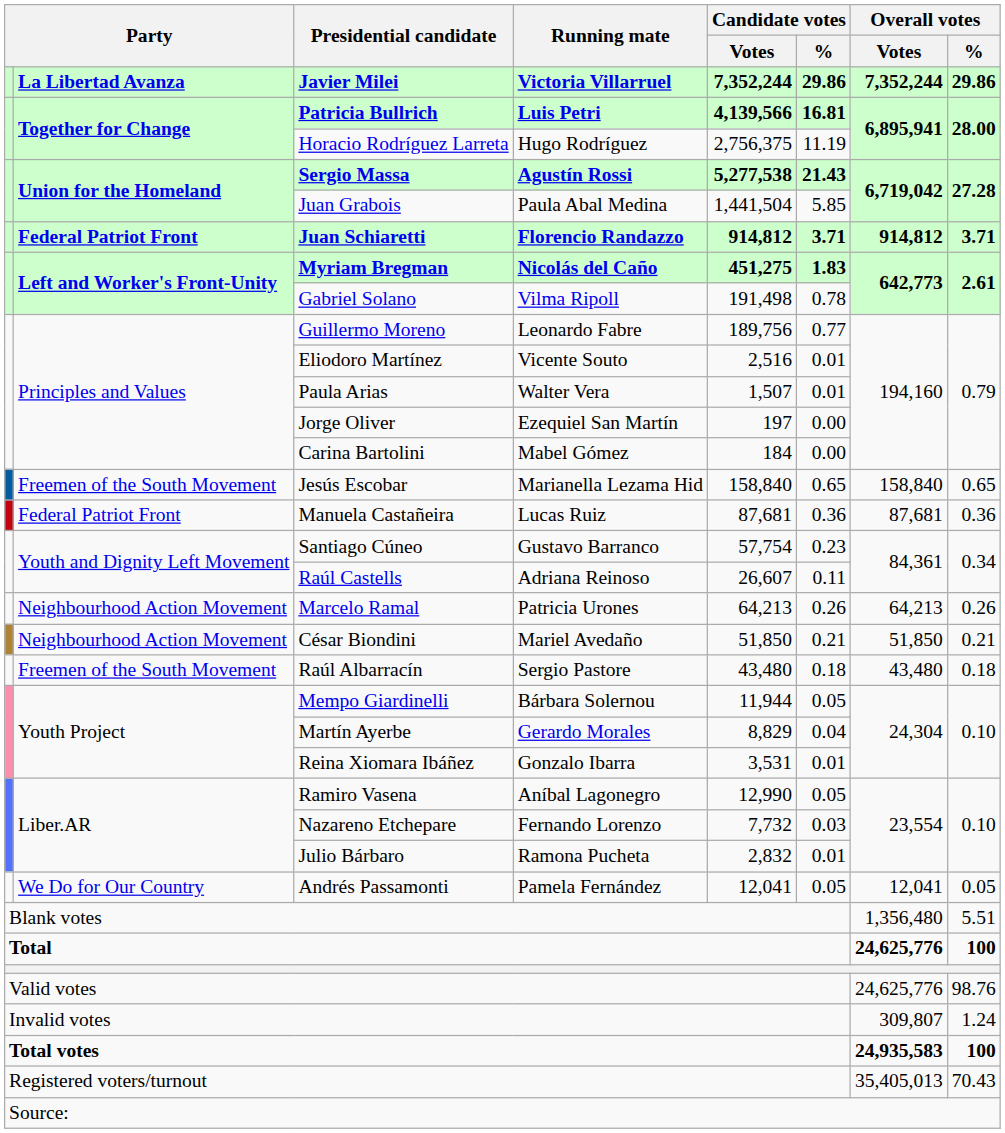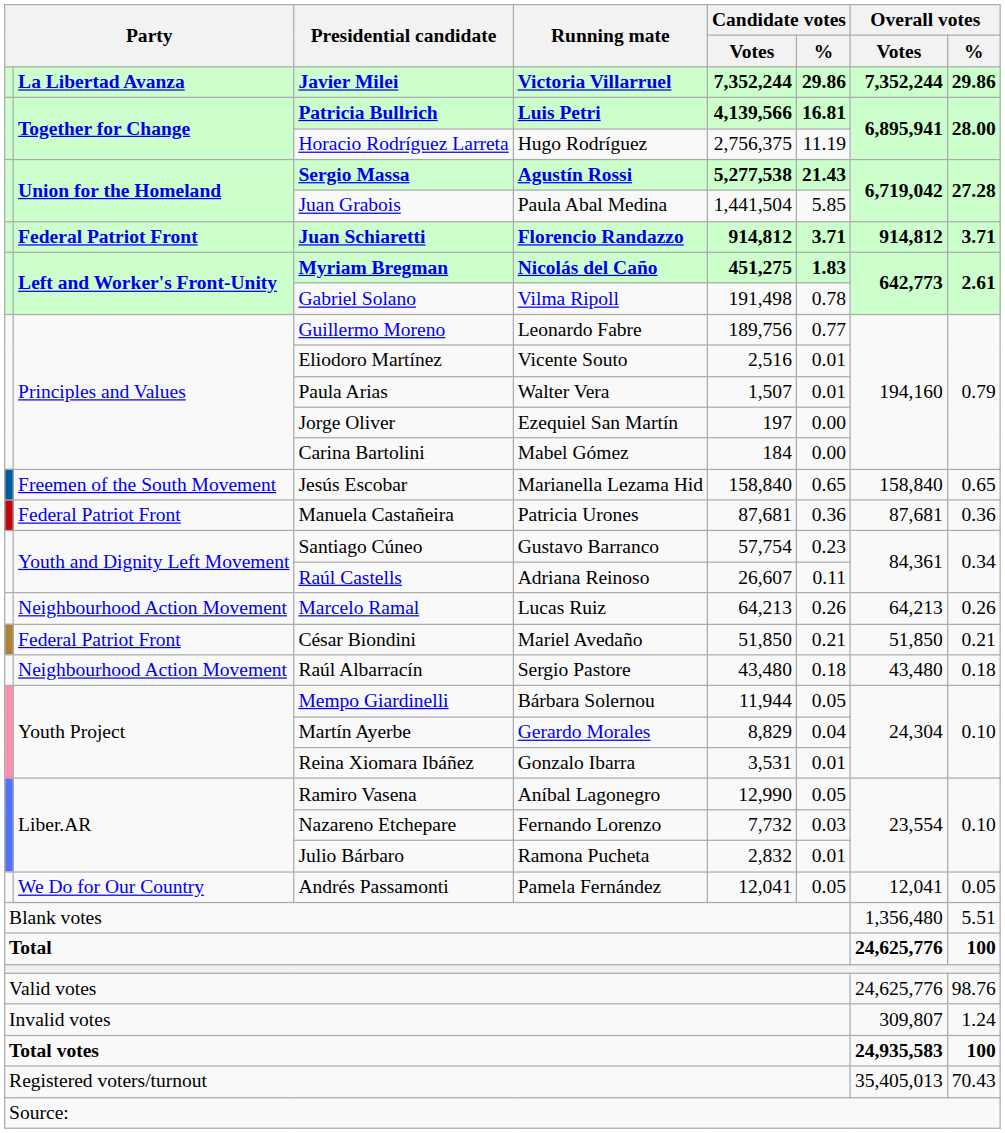(562, 515) Lucas Ruiz -> (578, 515) Patricia Urones
(578, 608) Patricia Urones -> (562, 608) Lucas Ruiz
(153, 639) Neighbourhood Action Movement -> (99, 639) Federal Patriot Front
(147, 670) Freemen of the South Movement -> (153, 670) Neighbourhood Action Movement
